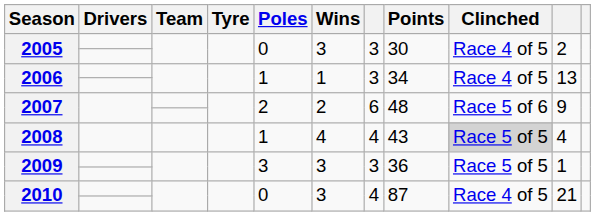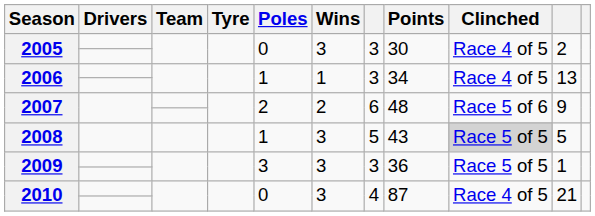(321, 136) 4 -> (321, 136) 3
(374, 136) 4 -> (374, 136) 5
(562, 136) 4 -> (562, 136) 5
